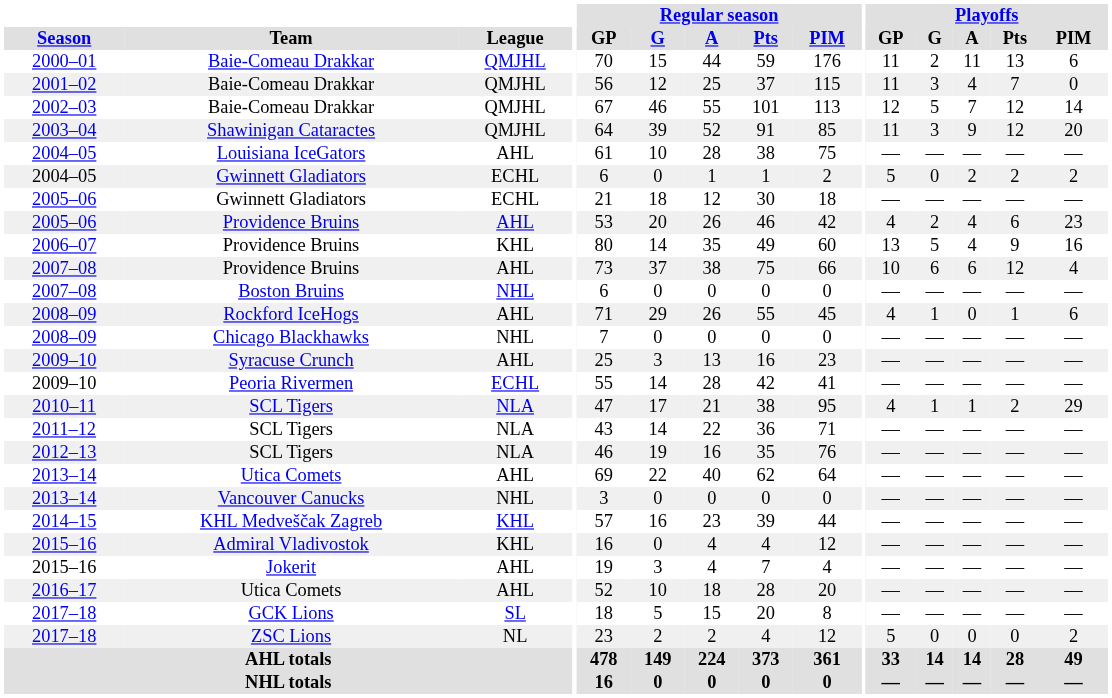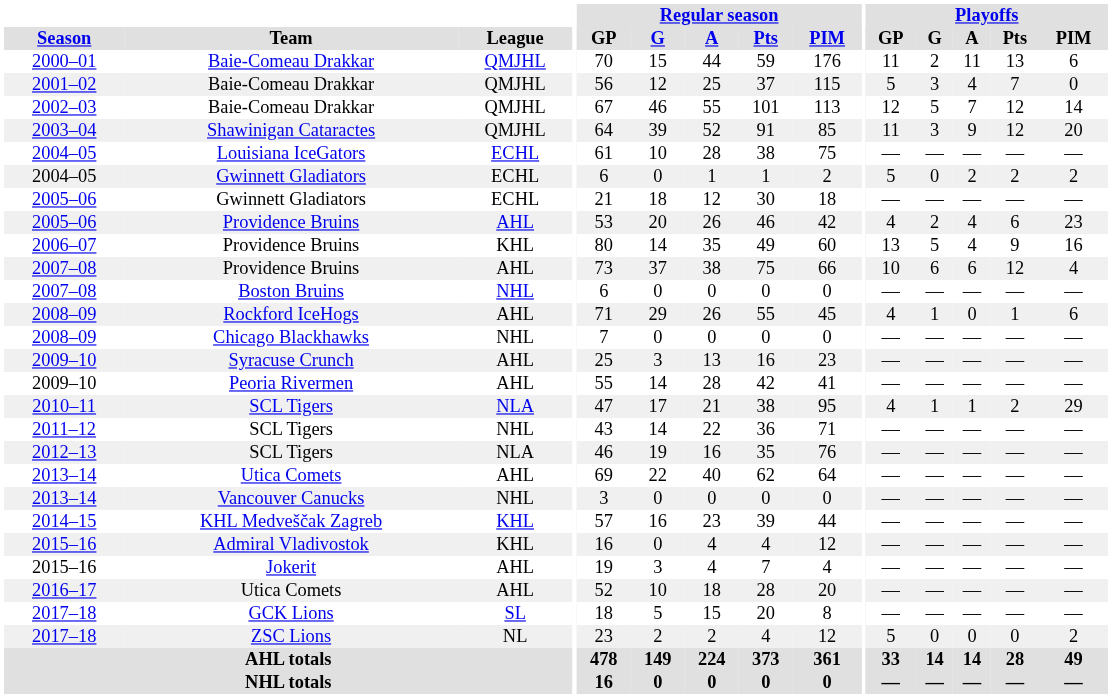(891, 84) 11 -> (891, 84) 5
(515, 153) AHL -> (515, 153) ECHL
(515, 383) ECHL -> (515, 383) AHL
(515, 429) NLA -> (515, 429) NHL
